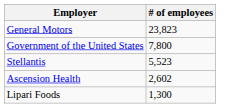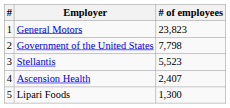+ column: (9, 12)
(160, 45) 7,800 -> (170, 45) 7,798
(160, 78) 2,602 -> (170, 78) 2,407
